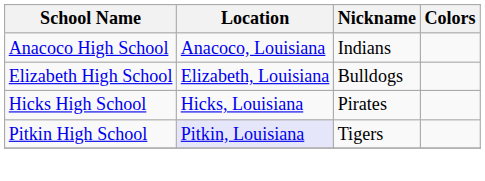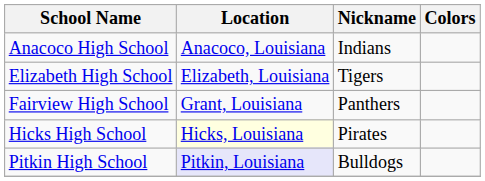(370, 76) Bulldogs -> (360, 76) Tigers
+ row: (89, 104)
(242, 104) no background -> (242, 133) lightyellow background
(360, 133) Tigers -> (370, 162) Bulldogs
